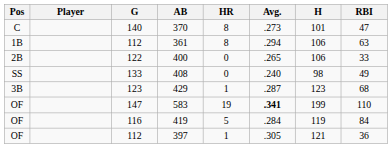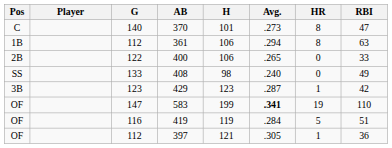columns swapped: (318, 12) <-> (226, 12)
(364, 89) 68 -> (364, 89) 42
(364, 120) 84 -> (364, 120) 51
